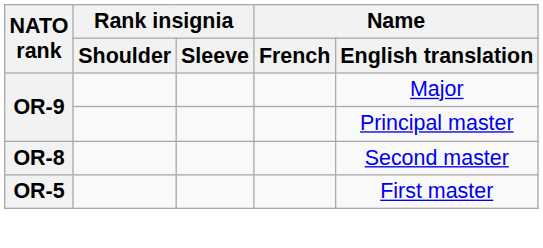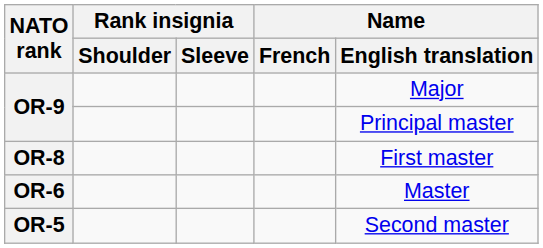(437, 157) Second master -> (437, 157) First master
+ row: (39, 191)
(437, 191) First master -> (437, 225) Second master
